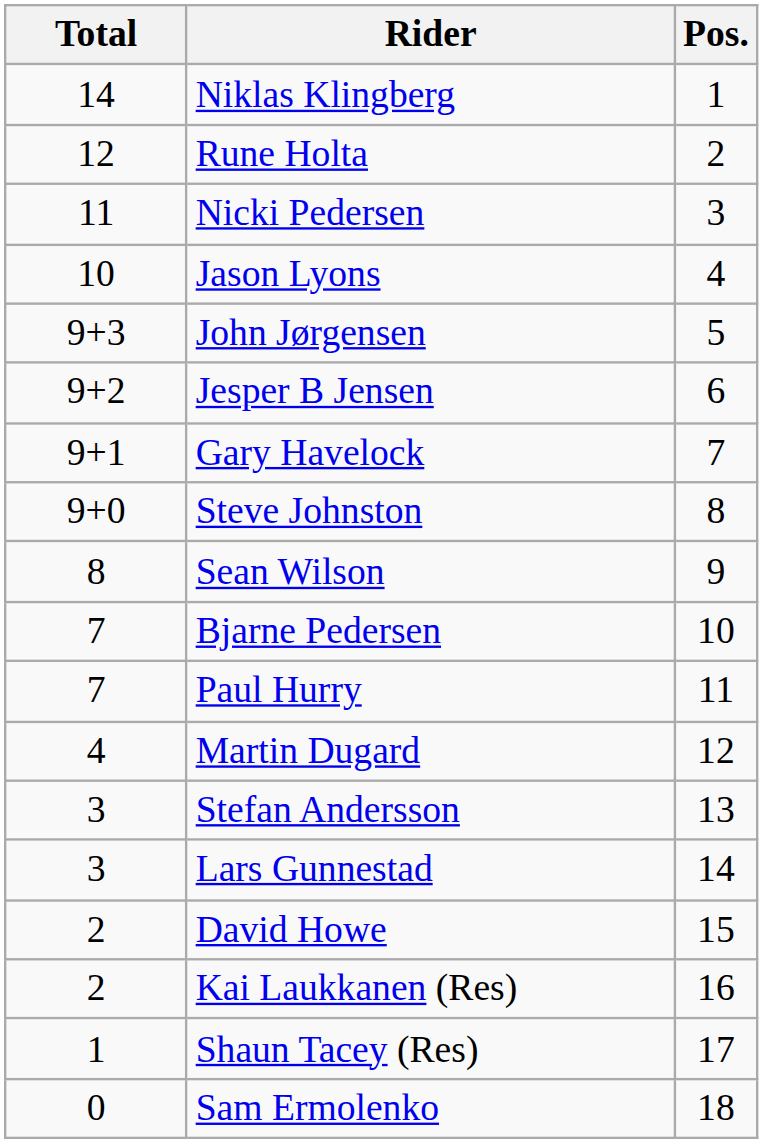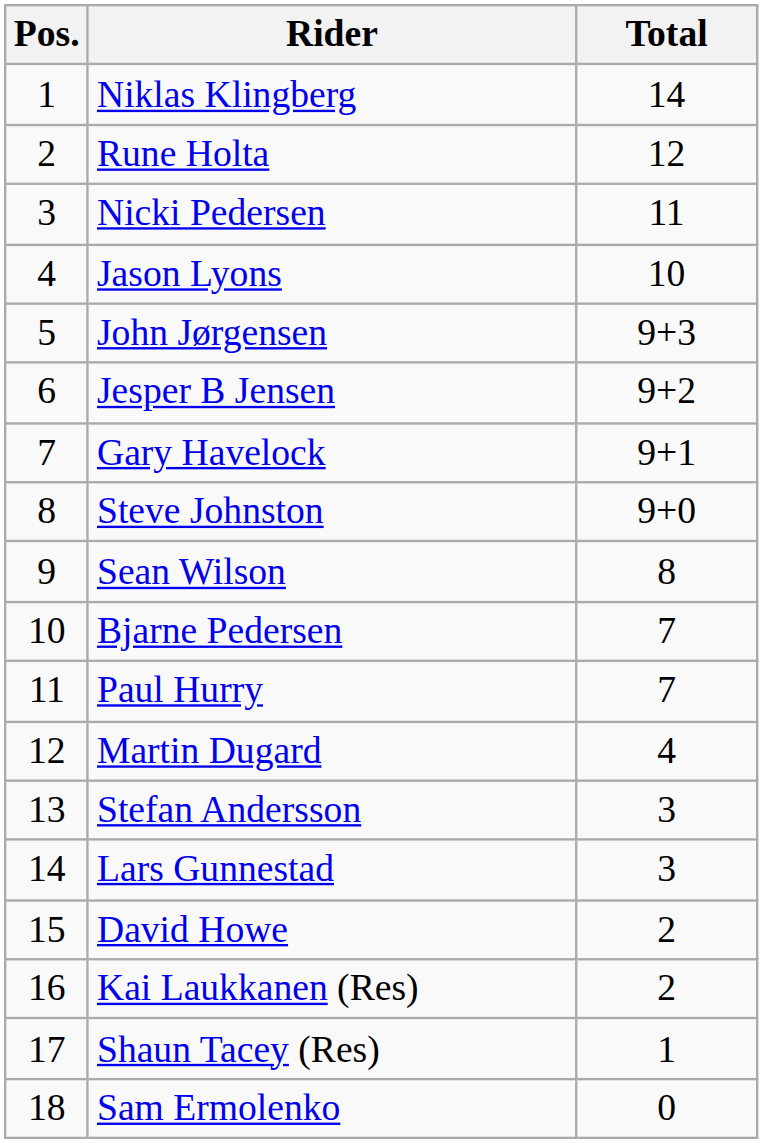columns swapped: (716, 34) <-> (96, 34)
